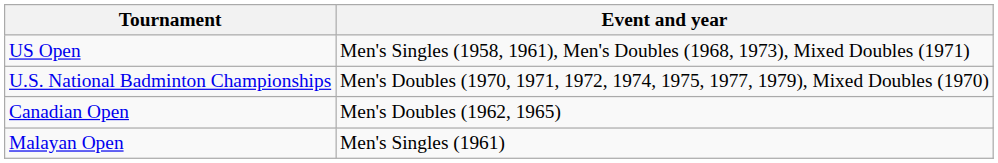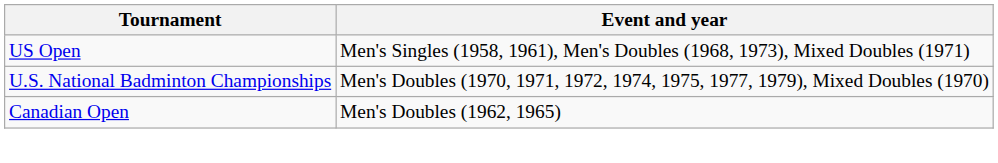- row: (66, 142)
